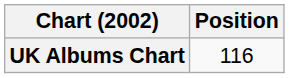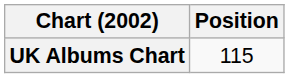(237, 55) 116 -> (237, 55) 115
